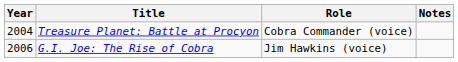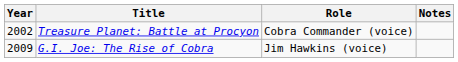(20, 31) 2004 -> (20, 31) 2002
(20, 48) 2006 -> (20, 48) 2009
